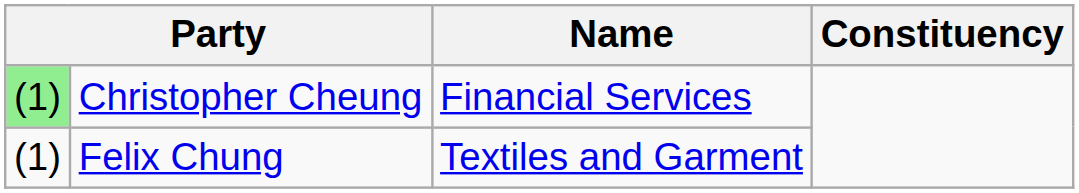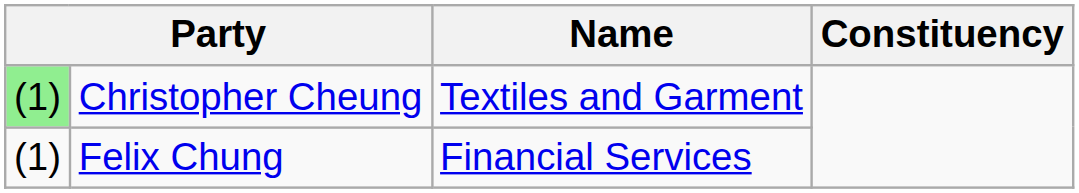(596, 95) Financial Services -> (622, 95) Textiles and Garment
(622, 156) Textiles and Garment -> (596, 156) Financial Services
